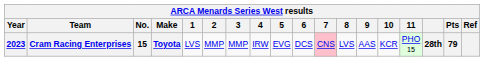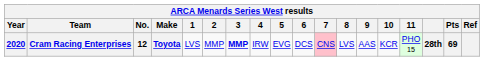(16, 44) 2023 -> (16, 44) 2020
(142, 44) 15 -> (142, 44) 12
(238, 44) normal -> (238, 44) bold
(453, 44) 79 -> (453, 44) 69
